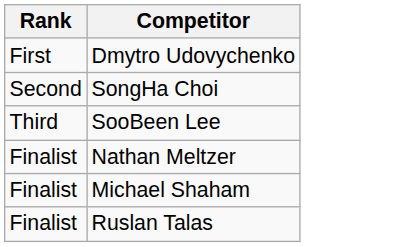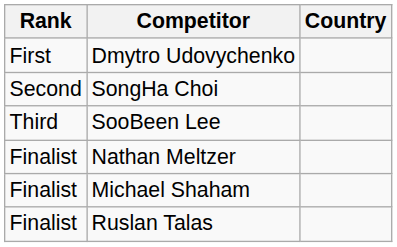+ column: (346, 21)
